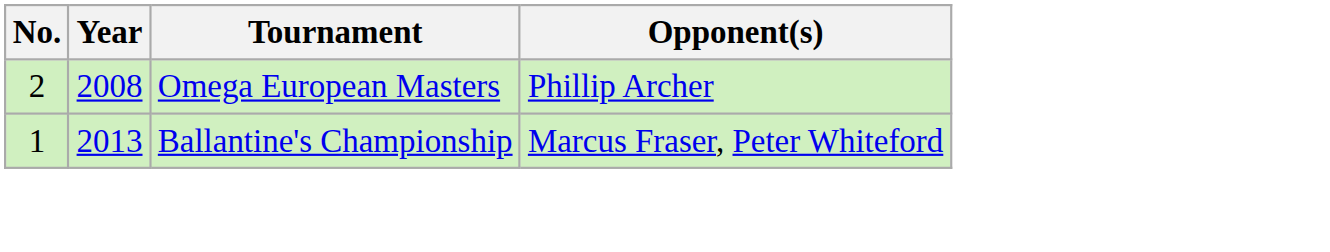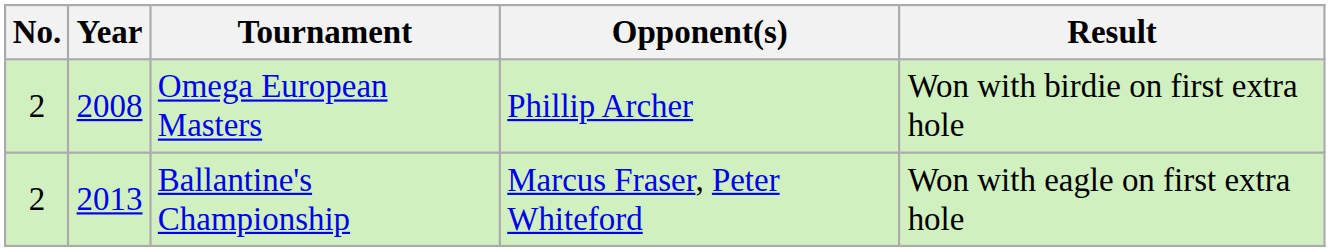+ column: (1112, 31)
(37, 140) 1 -> (37, 199) 2
